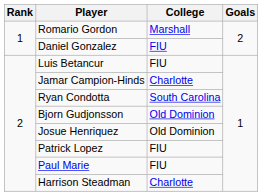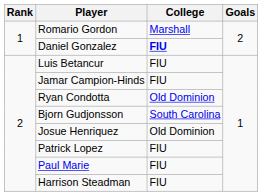(158, 47) normal -> (158, 47) bold
(171, 81) Charlotte -> (158, 81) FIU
(185, 98) South Carolina -> (182, 98) Old Dominion
(182, 115) Old Dominion -> (185, 115) South Carolina
(171, 183) Charlotte -> (158, 183) FIU
